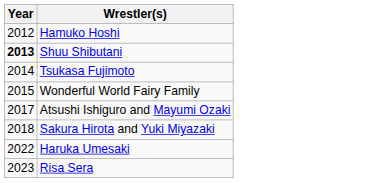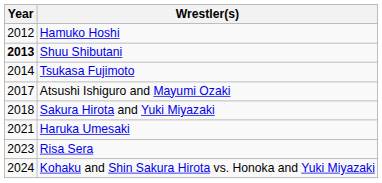- row: (120, 91)
(21, 149) 2022 -> (21, 129) 2021
+ row: (207, 168)
